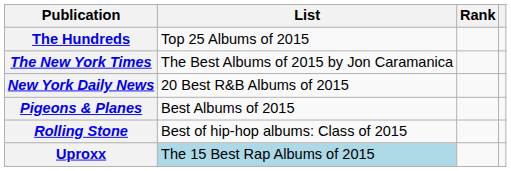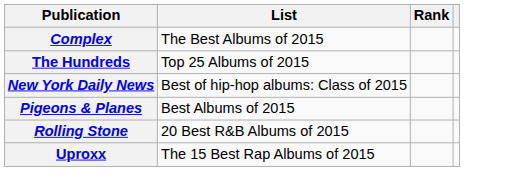+ row: (81, 39)
- row: (81, 62)
(255, 85) 20 Best R&B Albums of 2015 -> (284, 85) Best of hip-hop albums: Class of 2015
(284, 131) Best of hip-hop albums: Class of 2015 -> (255, 131) 20 Best R&B Albums of 2015
(268, 154) lightblue background -> (268, 154) no background
